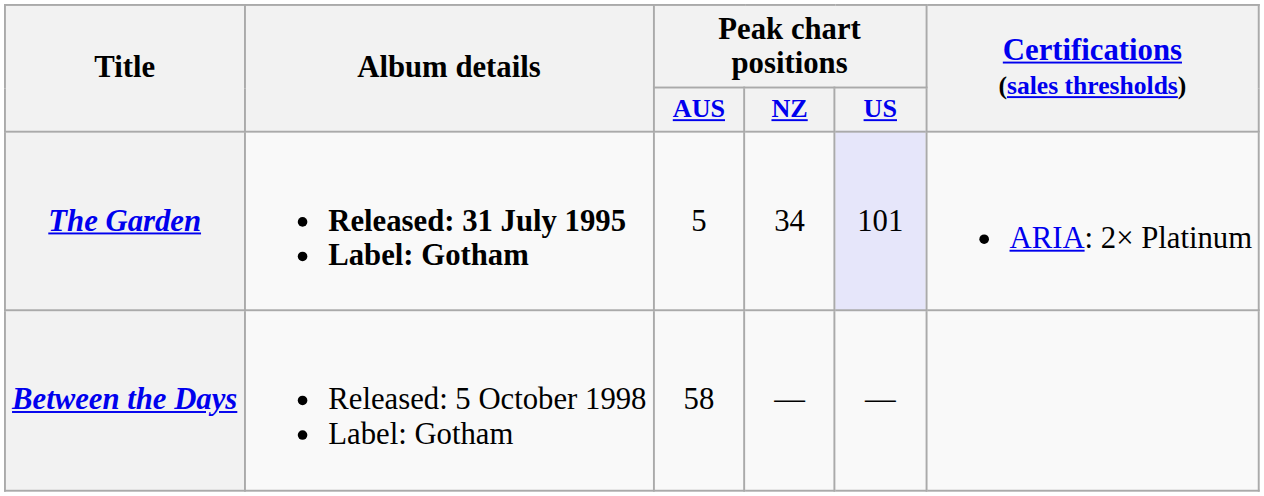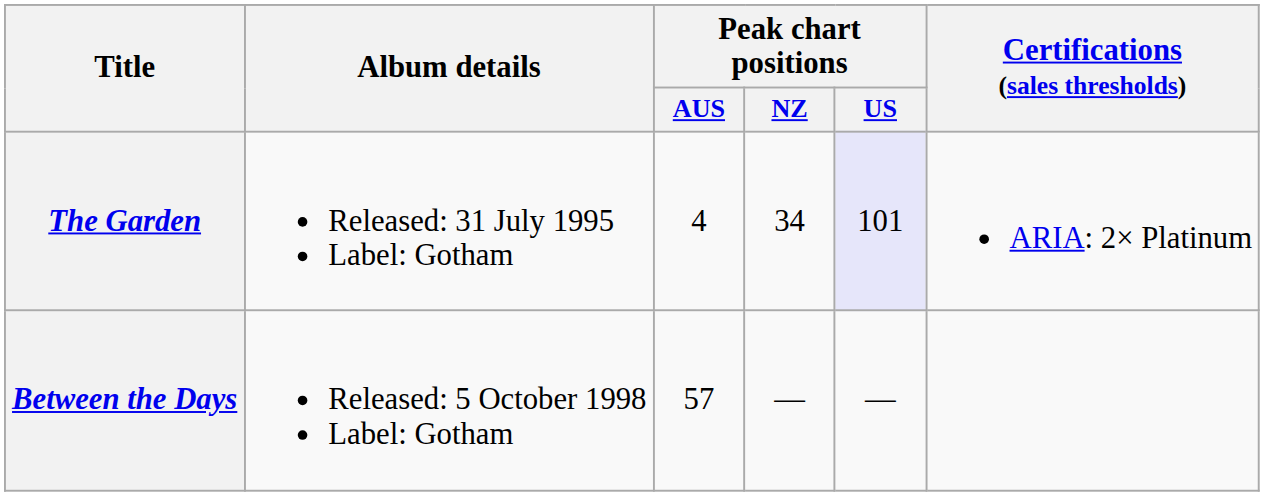(449, 238) bold -> (449, 238) normal
(699, 220) 5 -> (699, 220) 4
(699, 399) 58 -> (699, 399) 57
